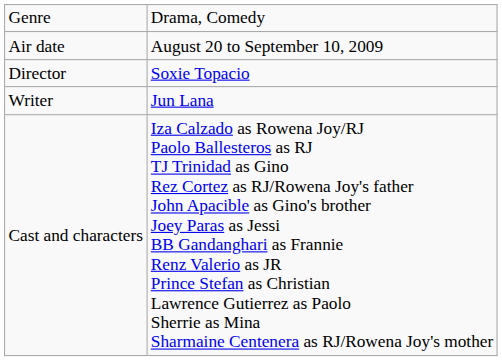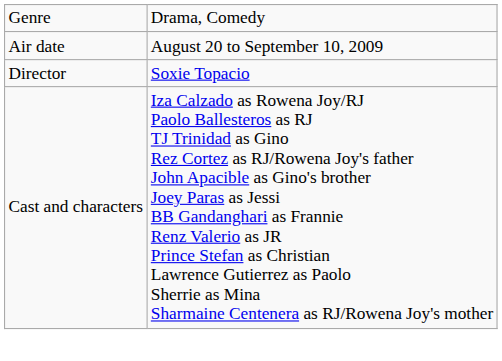- row: (31, 100)
